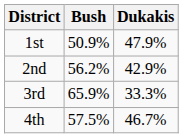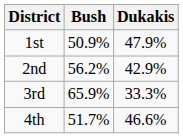(89, 119) 57.5% -> (89, 119) 51.7%
(146, 119) 46.7% -> (146, 119) 46.6%
